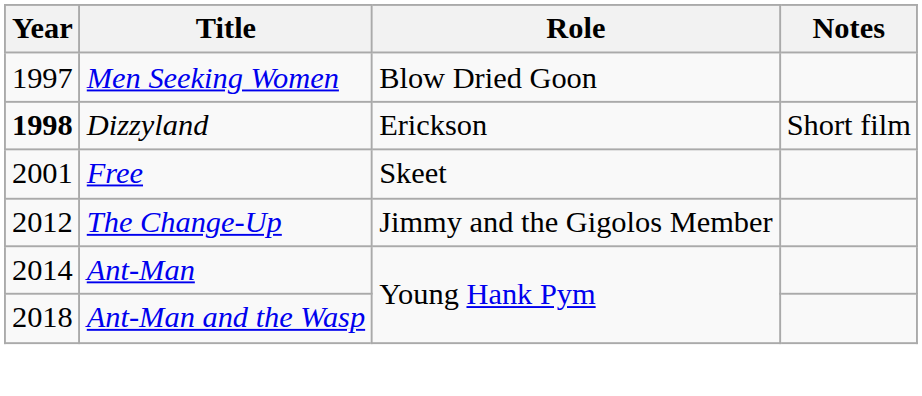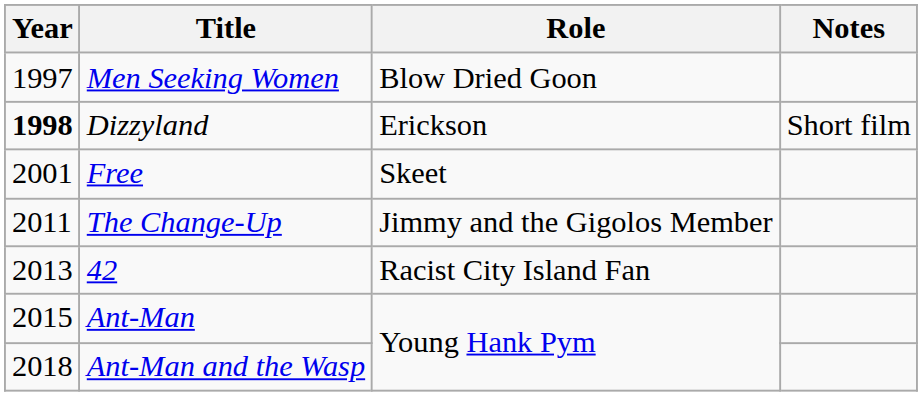(42, 221) 2012 -> (42, 221) 2011
+ row: (102, 269)
(42, 269) 2014 -> (42, 317) 2015
